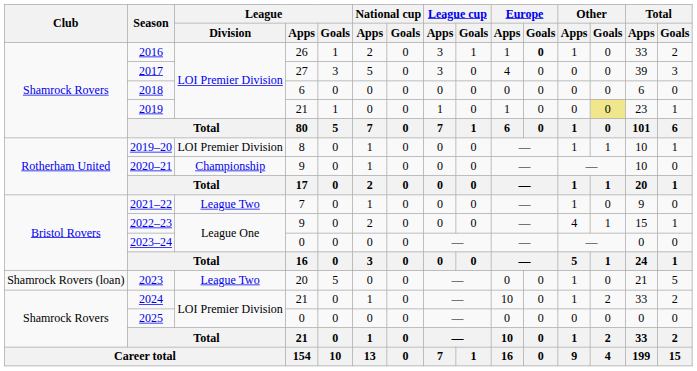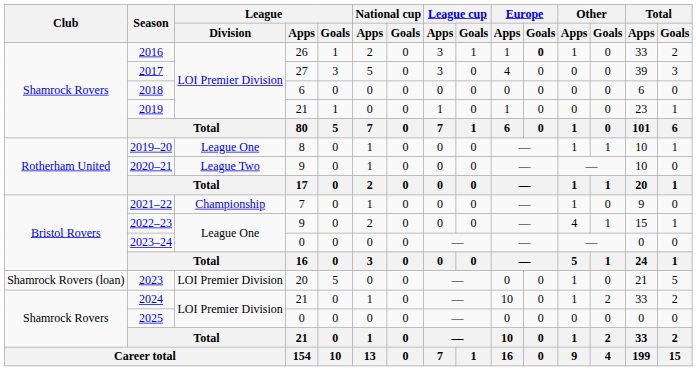(608, 109) khaki background -> (608, 109) no background
(230, 147) LOI Premier Division -> (230, 147) League One
(230, 166) Championship -> (230, 166) League Two
(230, 204) League Two -> (230, 204) Championship
(230, 280) League Two -> (230, 280) LOI Premier Division
